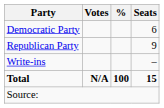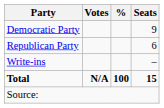(154, 29) 6 -> (154, 29) 9
(154, 45) 9 -> (154, 45) 6
